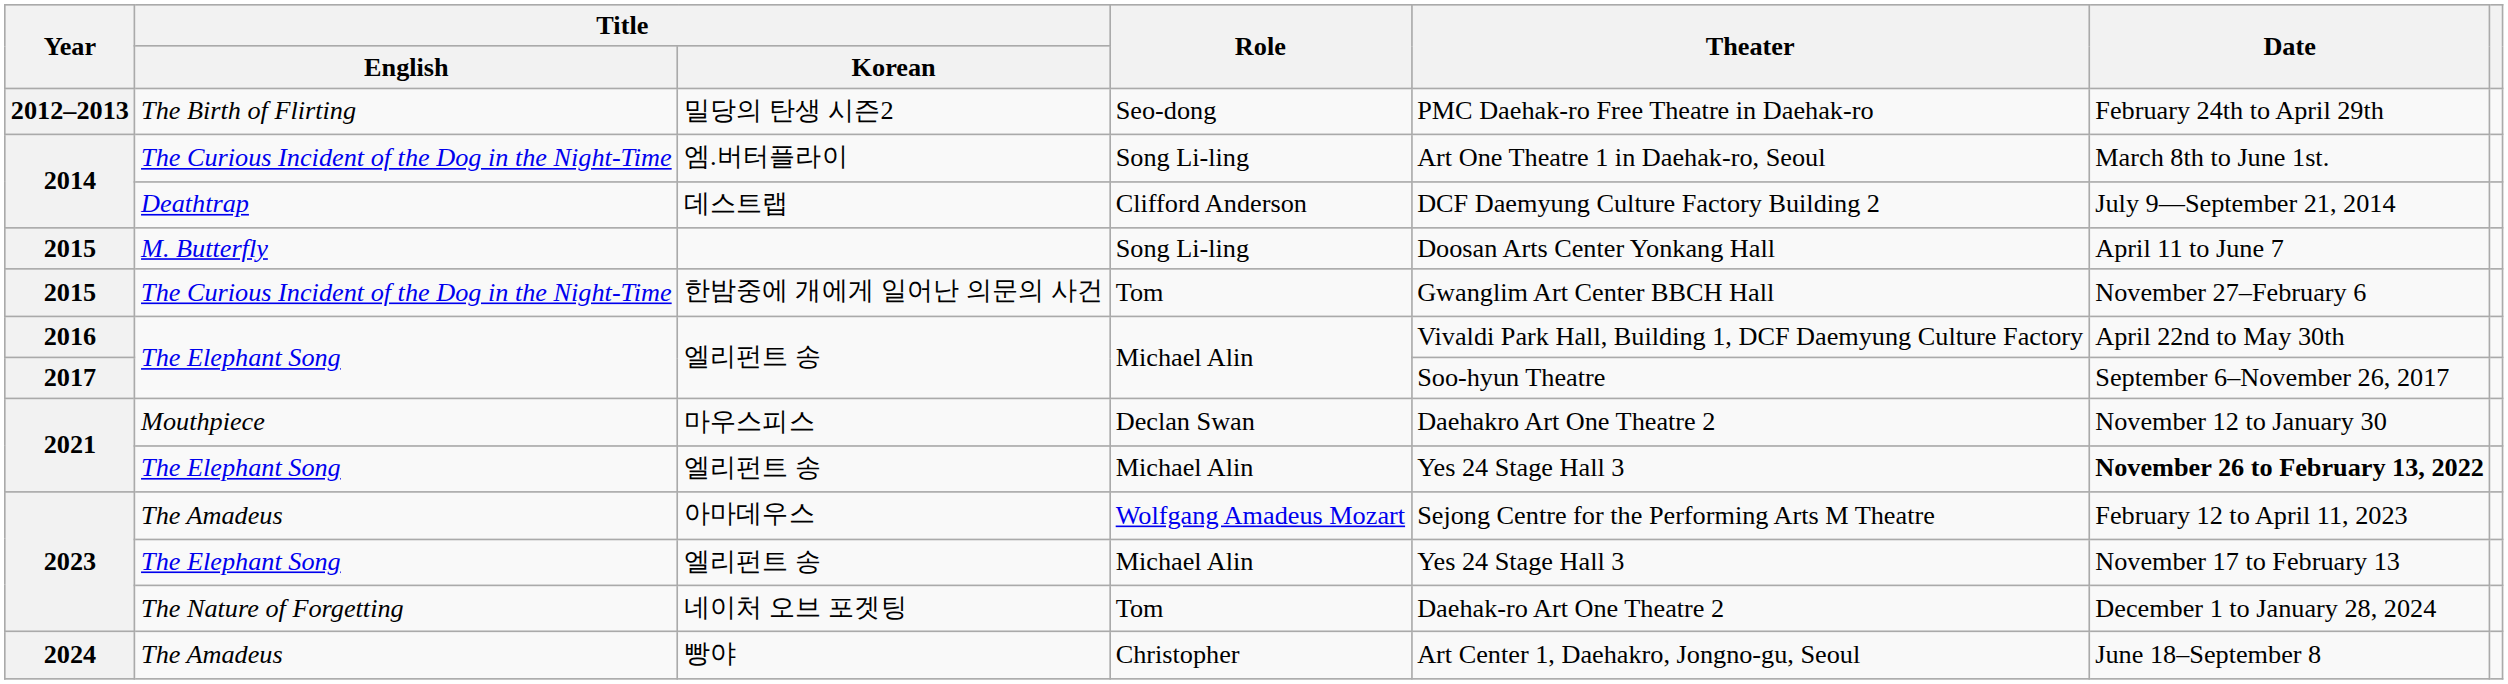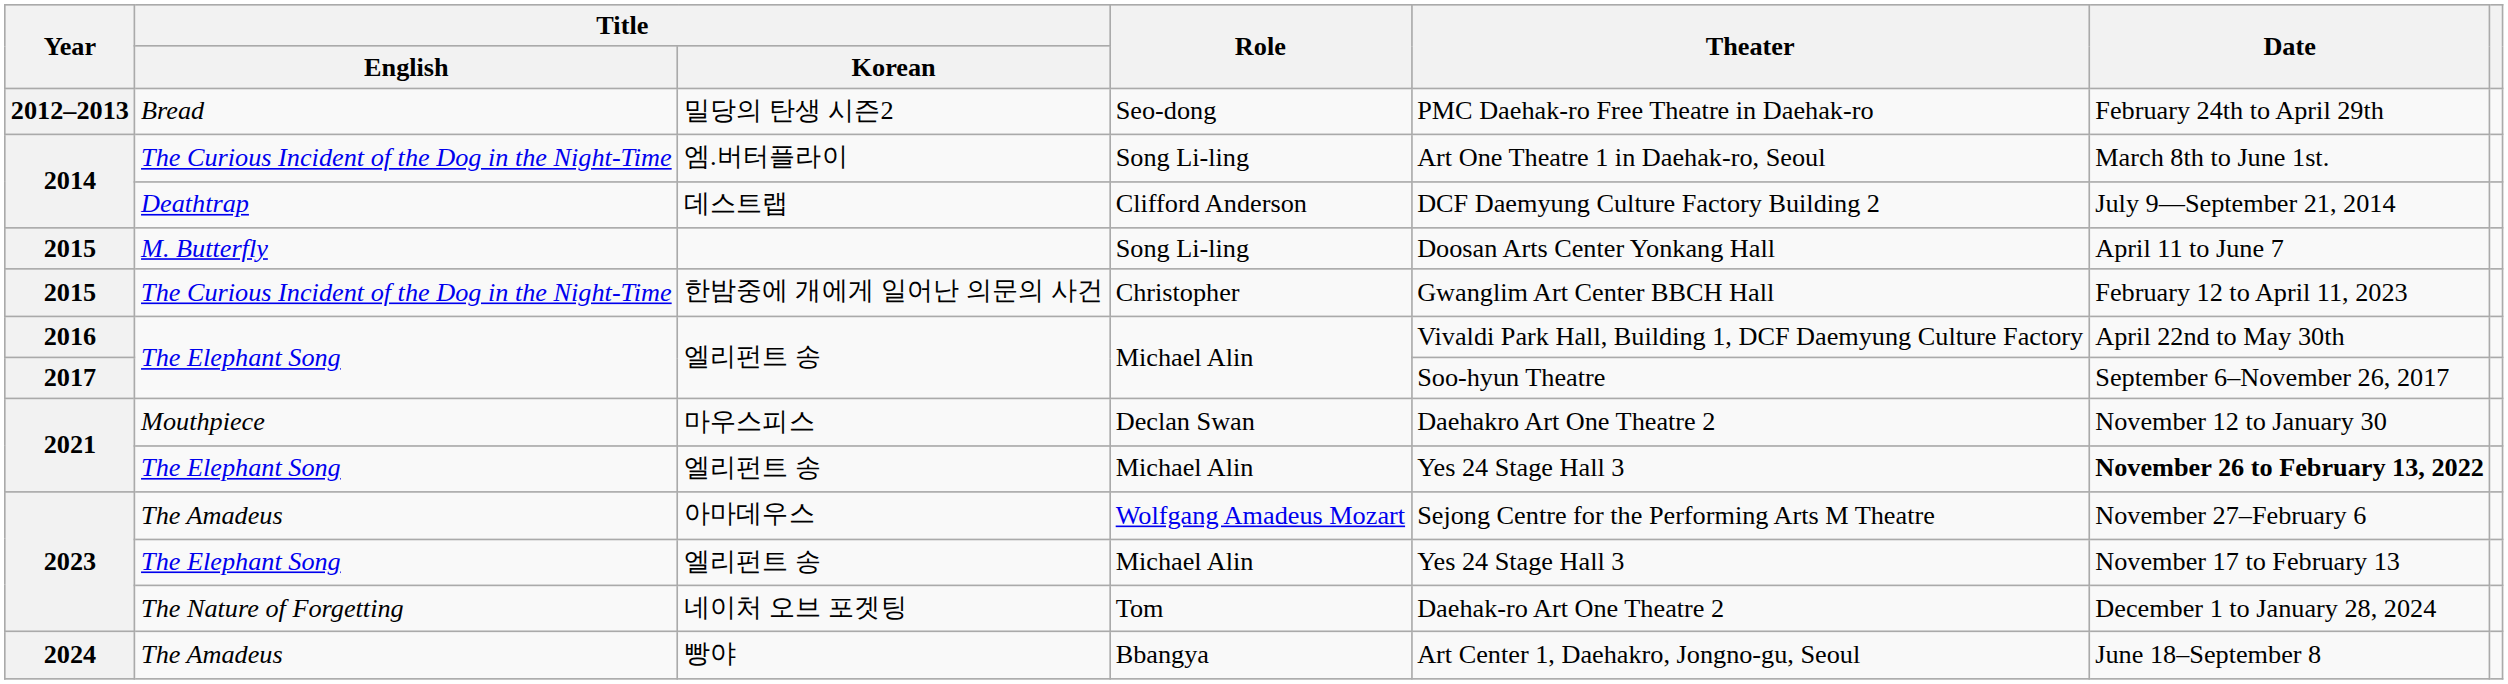(249, 110) The Birth of Flirting -> (173, 110) Bread
(1140, 292) Tom -> (1178, 292) Christopher
(2231, 292) November 27–February 6 -> (2251, 292) February 12 to April 11, 2023
(2251, 515) February 12 to April 11, 2023 -> (2231, 515) November 27–February 6
(1178, 654) Christopher -> (1162, 654) Bbangya
